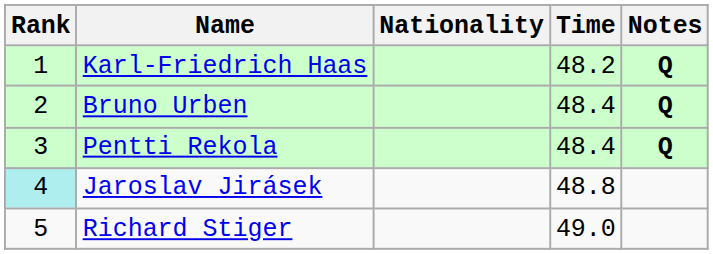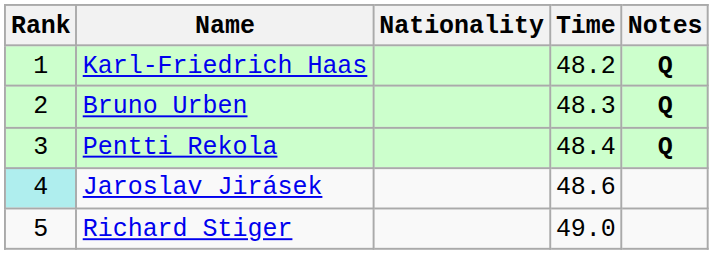(586, 107) 48.4 -> (586, 107) 48.3
(586, 188) 48.8 -> (586, 188) 48.6
